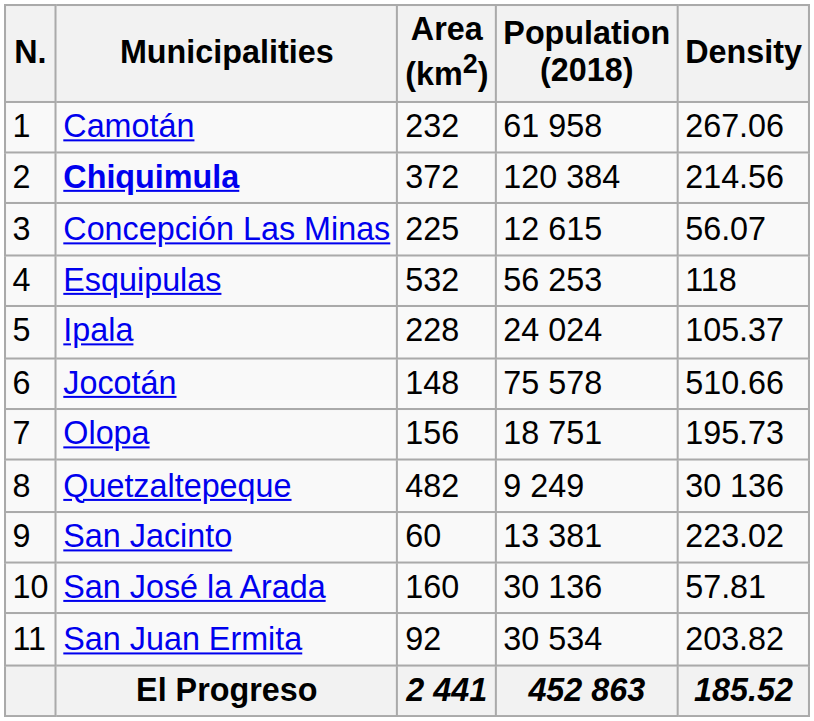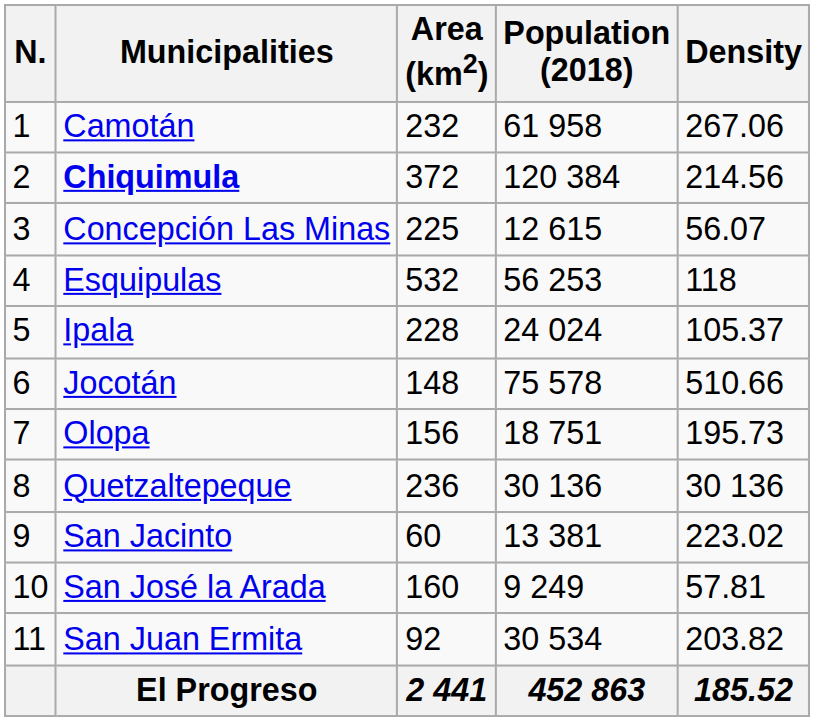(432, 485) 482 -> (432, 485) 236
(544, 485) 9 249 -> (553, 485) 30 136
(553, 587) 30 136 -> (544, 587) 9 249
